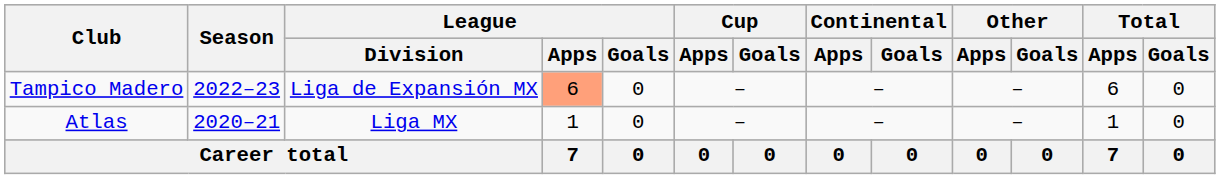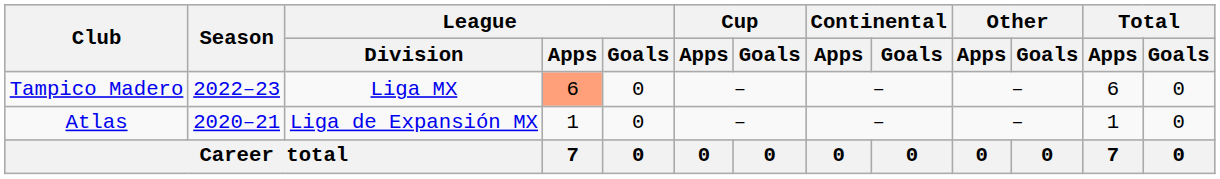(414, 89) Liga de Expansión MX -> (414, 89) Liga MX
(414, 123) Liga MX -> (414, 123) Liga de Expansión MX
